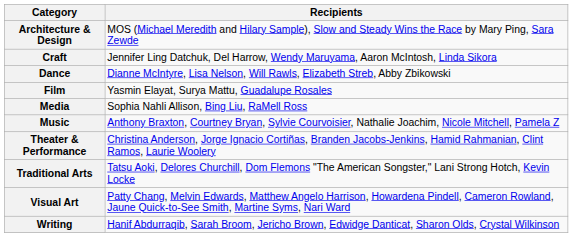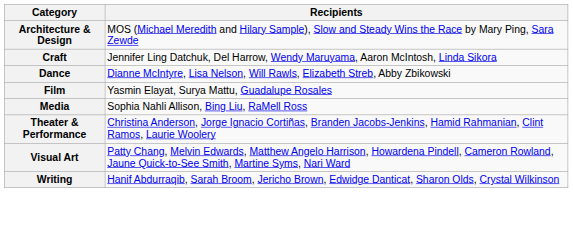- row: (55, 123)
- row: (55, 173)
